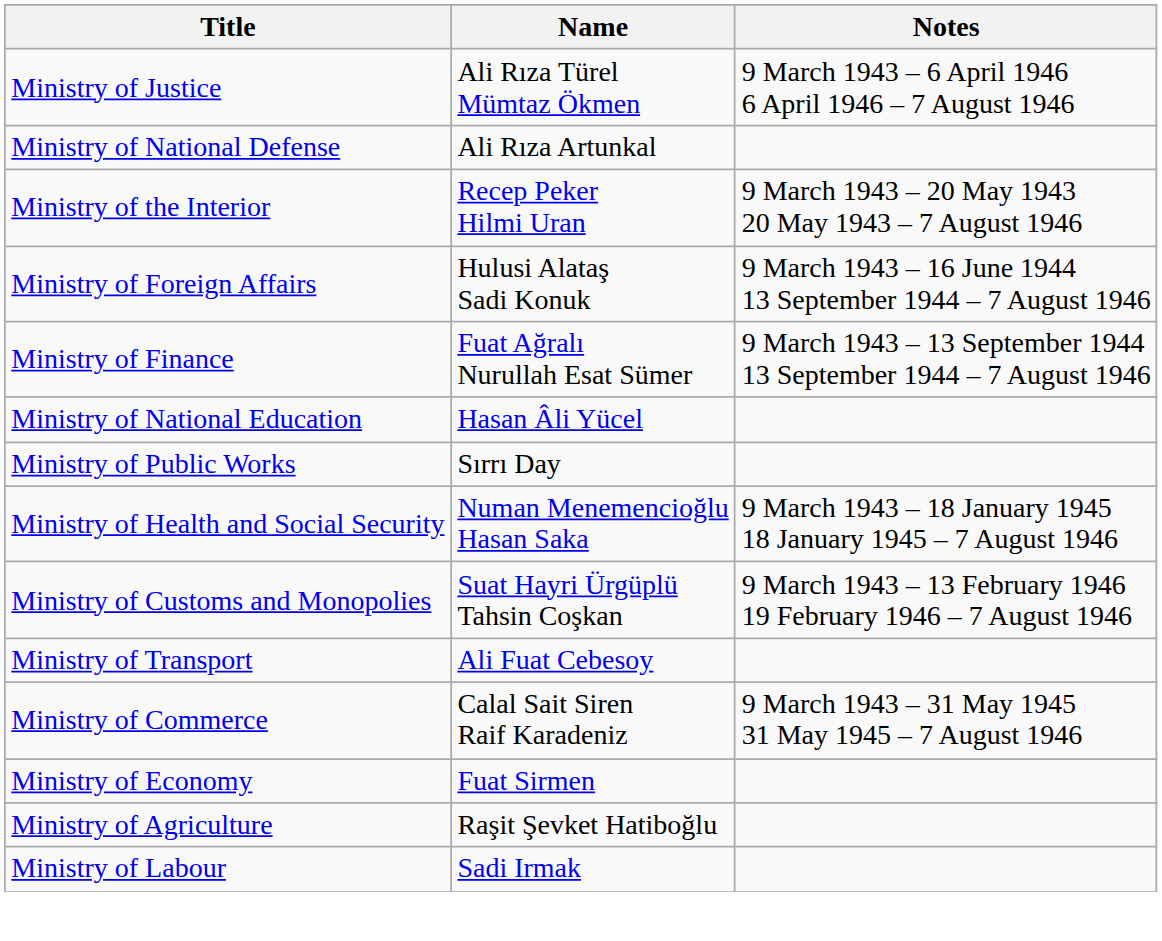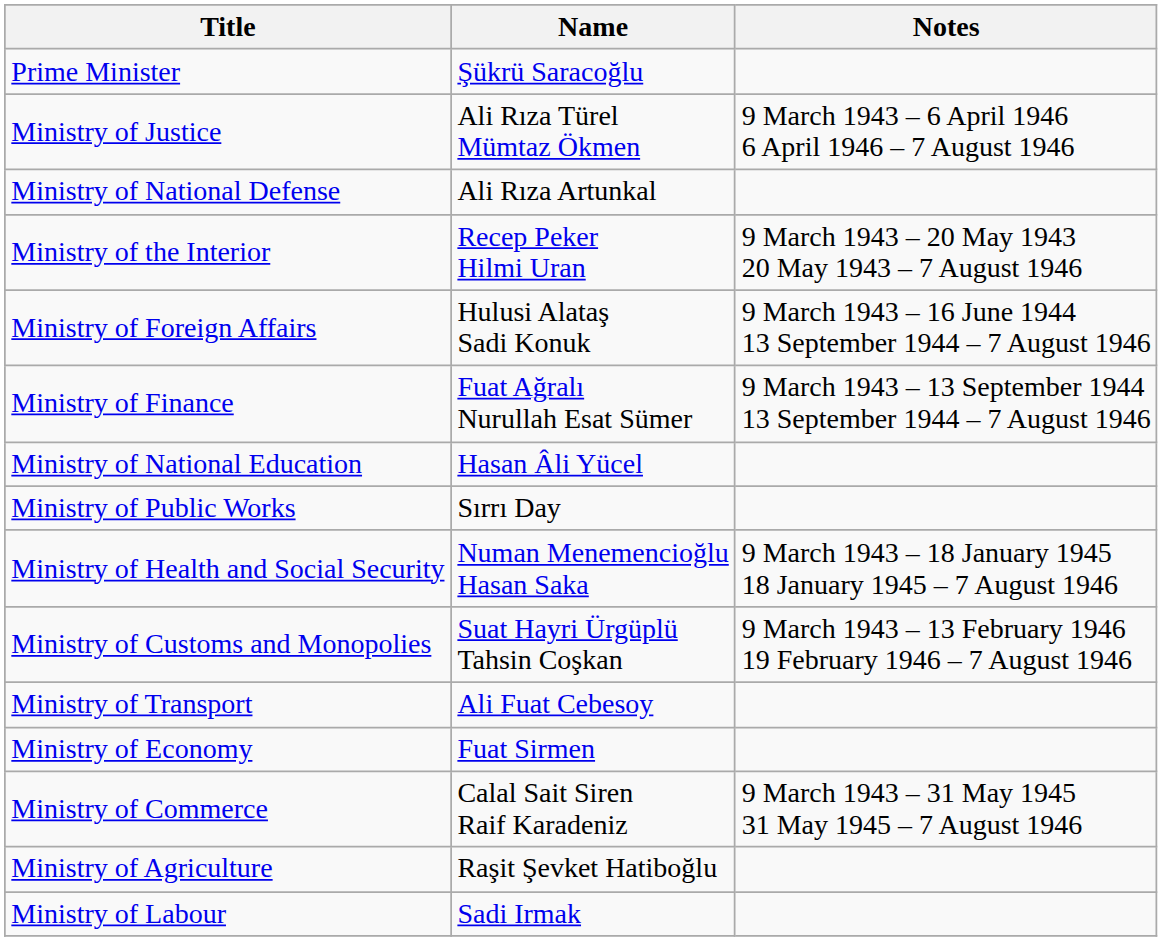+ row: (96, 71)
rows swapped: (132, 780) <-> (140, 719)
